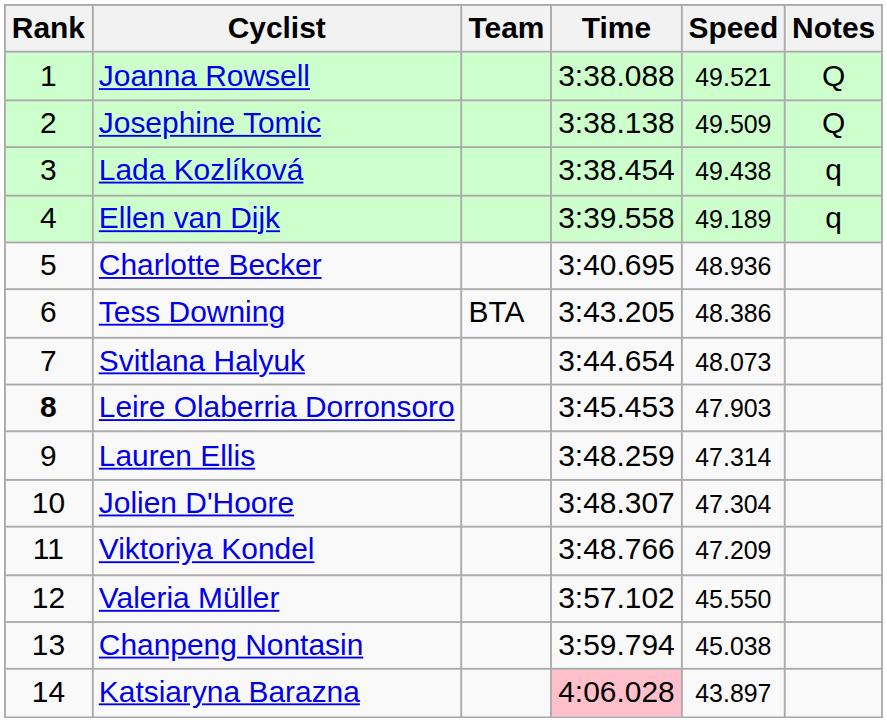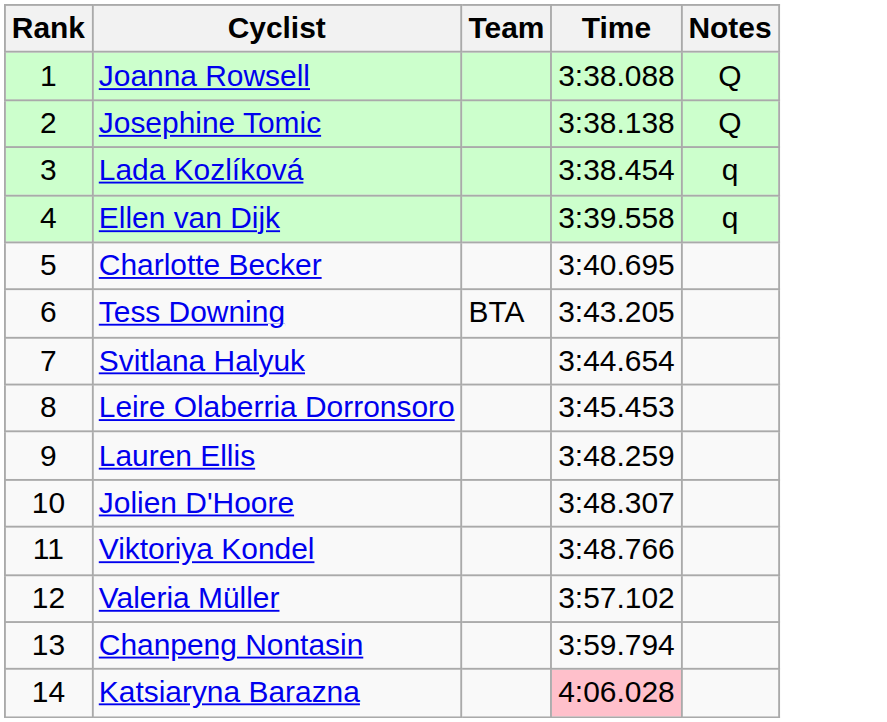- column: (733, 28)
(48, 407) bold -> (48, 407) normal
